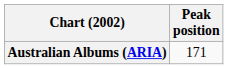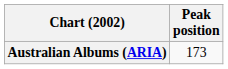(196, 52) 171 -> (196, 52) 173
